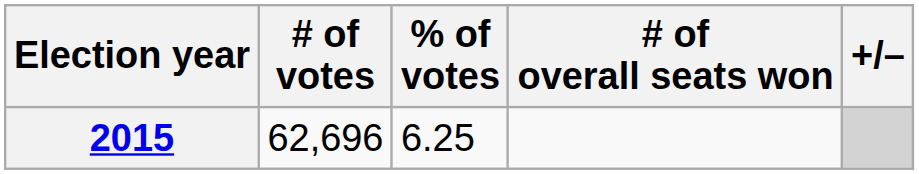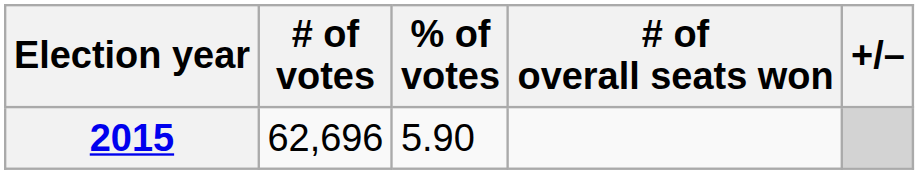(438, 137) 6.25 -> (438, 137) 5.90
